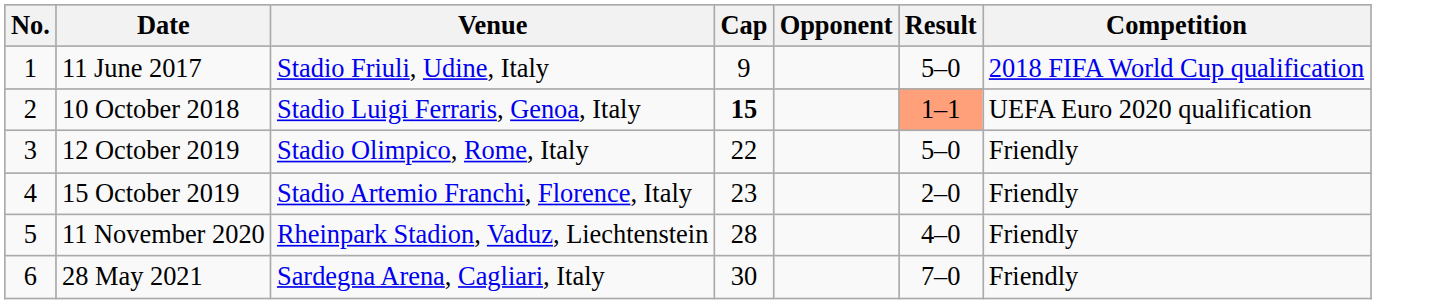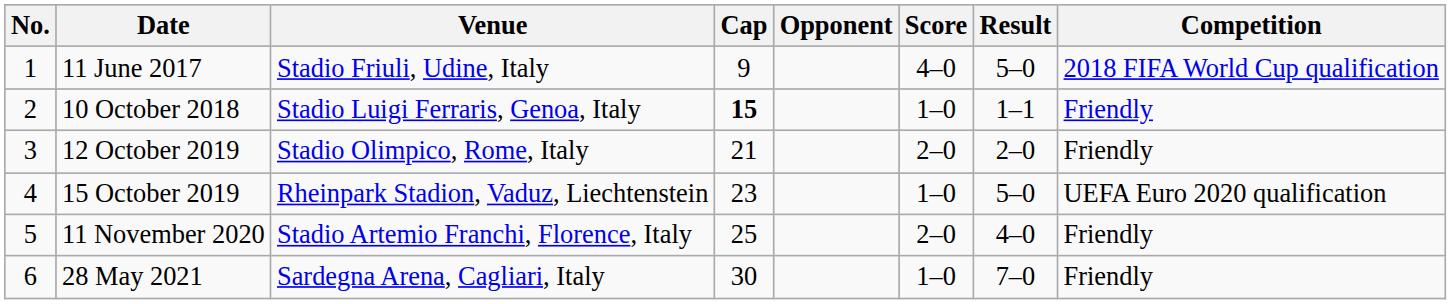+ column: (936, 25)
(941, 109) lightsalmon background -> (1015, 109) no background
(1150, 109) UEFA Euro 2020 qualification -> (1108, 109) Friendly
(744, 151) 22 -> (744, 151) 21
(941, 151) 5–0 -> (1015, 151) 2–0
(484, 192) Stadio Artemio Franchi, Florence, Italy -> (493, 192) Rheinpark Stadion, Vaduz, Liechtenstein
(941, 192) 2–0 -> (1015, 192) 5–0
(1034, 192) Friendly -> (1225, 192) UEFA Euro 2020 qualification
(493, 234) Rheinpark Stadion, Vaduz, Liechtenstein -> (484, 234) Stadio Artemio Franchi, Florence, Italy
(744, 234) 28 -> (744, 234) 25
